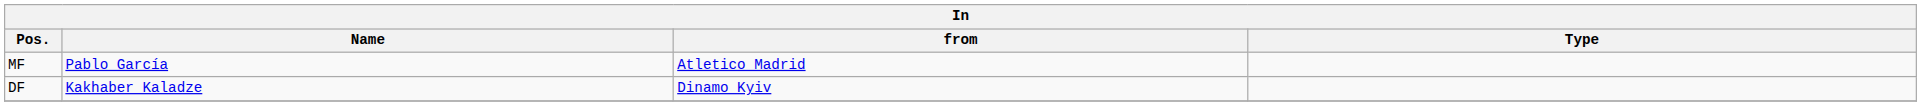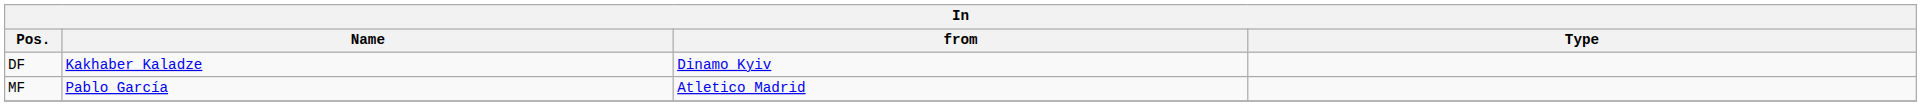rows swapped: (17, 88) <-> (17, 64)
